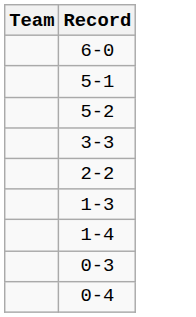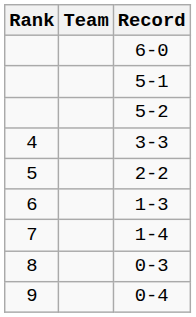+ column: (32, 20)
